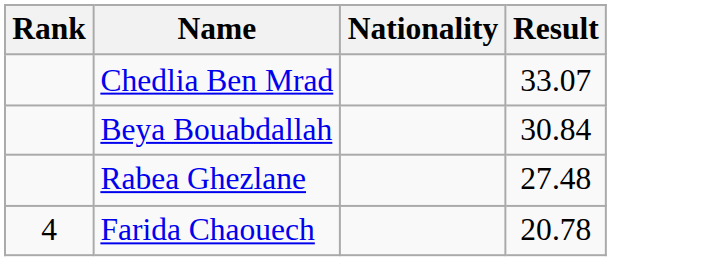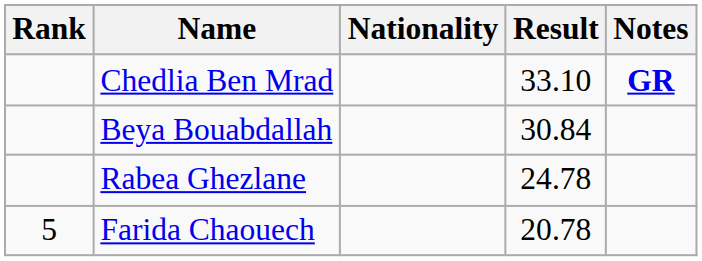+ column: (651, 29)
(556, 79) 33.07 -> (556, 79) 33.10
(556, 179) 27.48 -> (556, 179) 24.78
(49, 229) 4 -> (49, 229) 5
